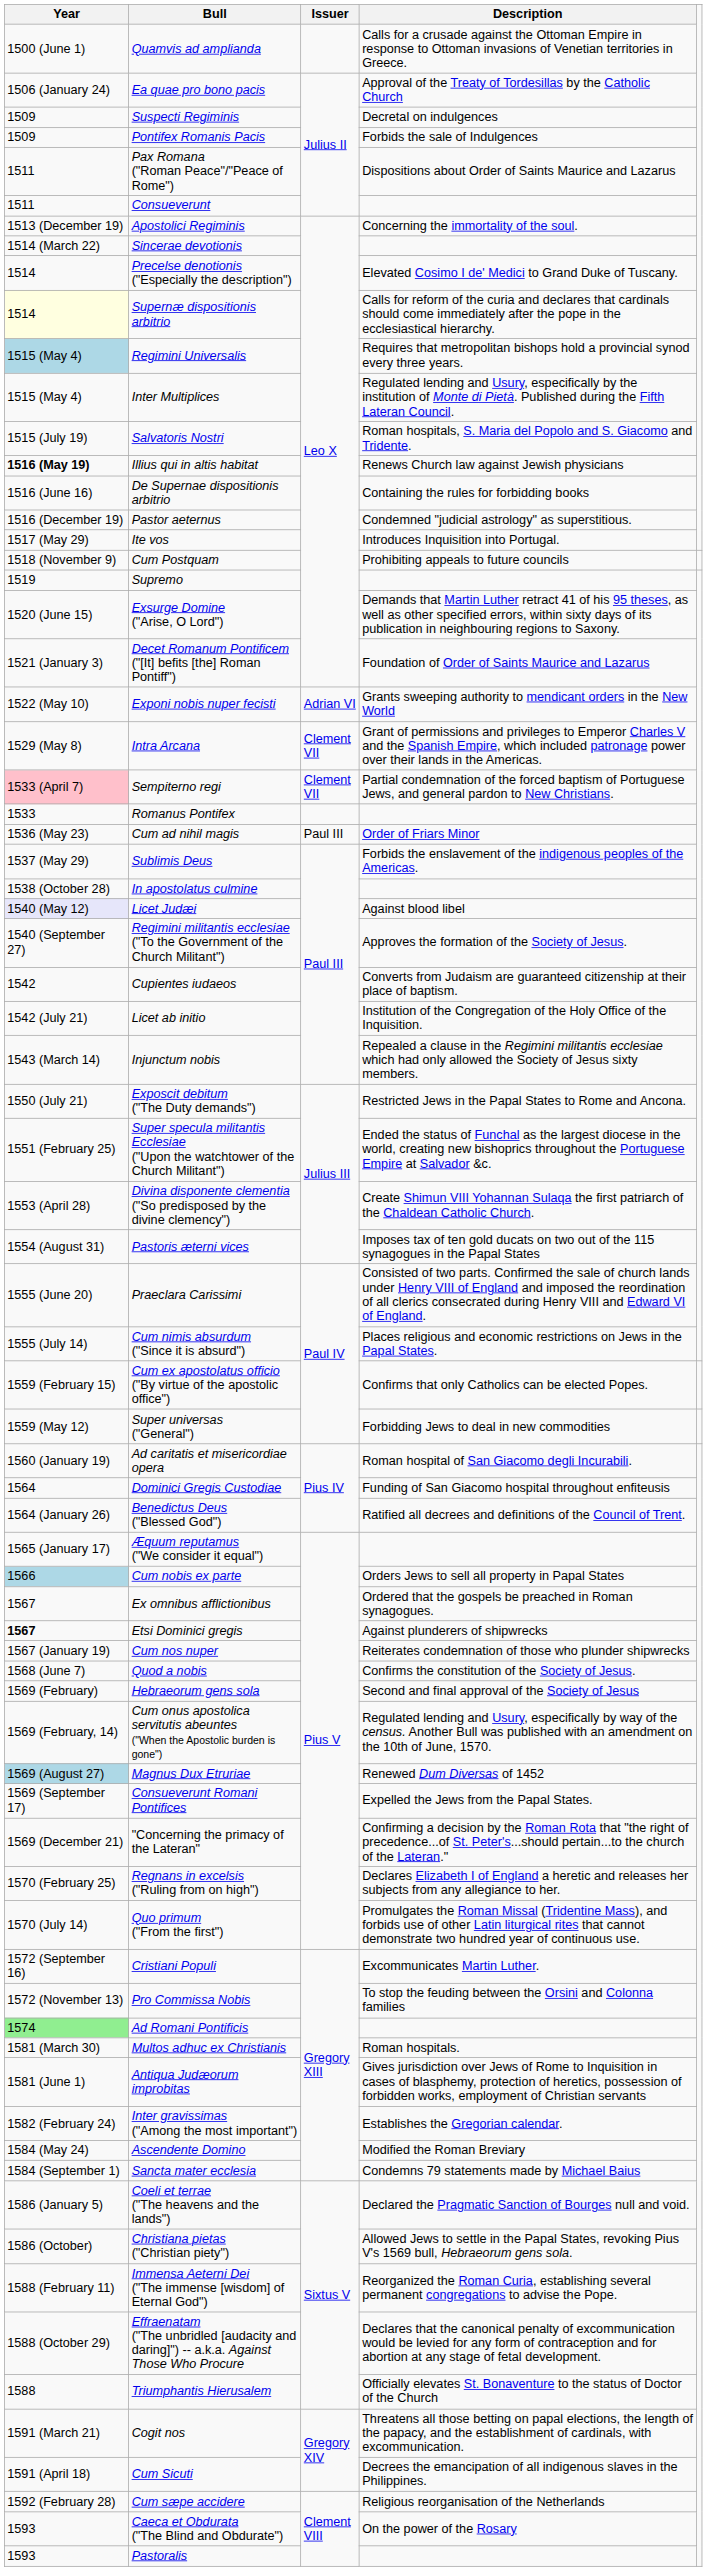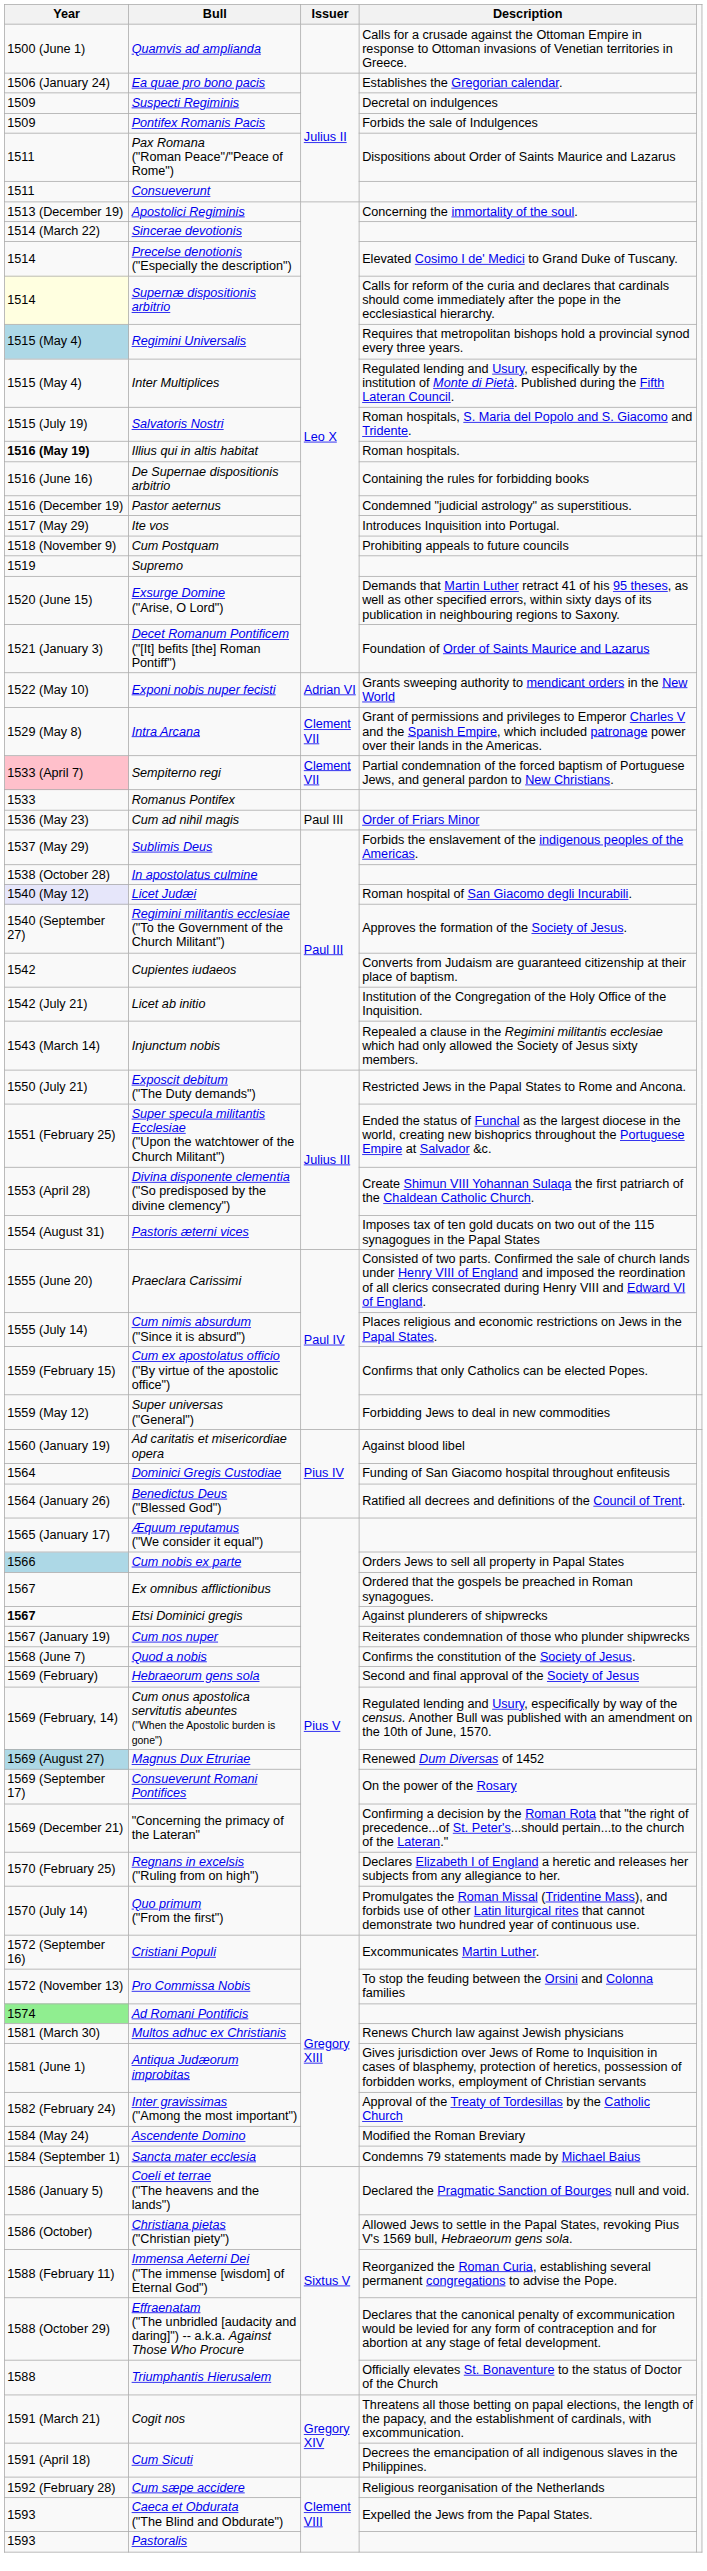(506, 90) Approval of the Treaty of Tordesillas by the Catholic Church -> (462, 83) Establishes the Gregorian calendar.
(493, 465) Renews Church law against Jewish physicians -> (411, 451) Roman hospitals.
(413, 908) Against blood libel -> (497, 894) Roman hospital of San Giacomo degli Incurabili.
(497, 1460) Roman hospital of San Giacomo degli Incurabili. -> (413, 1446) Against blood libel
(477, 1800) Expelled the Jews from the Papal States. -> (439, 1786) On the power of the Rosary
(411, 2047) Roman hospitals. -> (493, 2033) Renews Church law against Jewish physicians
(462, 2123) Establishes the Gregorian calendar. -> (506, 2109) Approval of the Treaty of Tordesillas by the Catholic Church
(439, 2528) On the power of the Rosary -> (477, 2514) Expelled the Jews from the Papal States.
